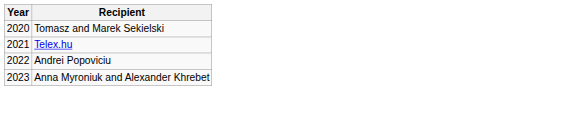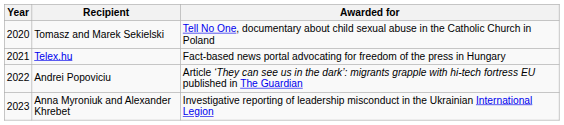+ column: (370, 12)
